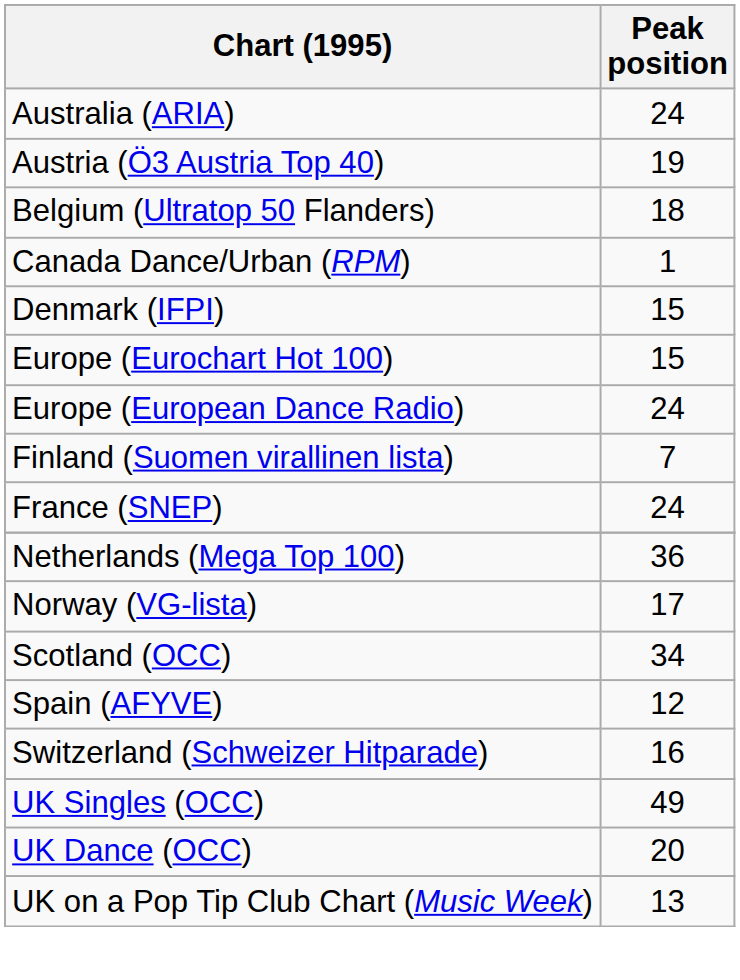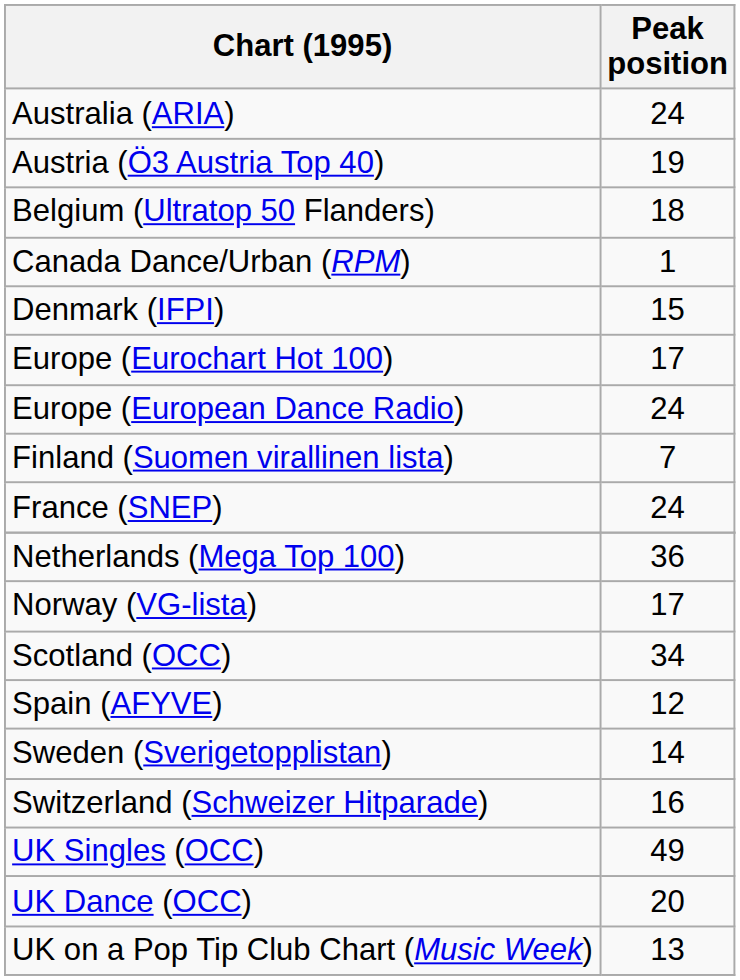(668, 359) 15 -> (668, 359) 17
+ row: (202, 753)
